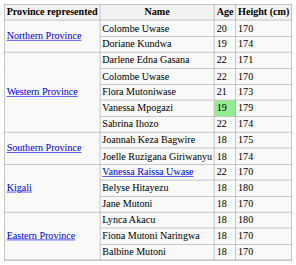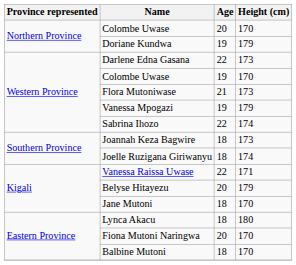(246, 44) 174 -> (246, 44) 179
(246, 60) 171 -> (246, 60) 173
(222, 76) 22 -> (222, 76) 19
(222, 108) lightgreen background -> (222, 108) no background
(246, 140) 175 -> (246, 140) 173
(246, 172) 170 -> (246, 172) 171
(222, 188) 18 -> (222, 188) 20
(246, 188) 180 -> (246, 188) 179
(222, 236) 18 -> (222, 236) 20
